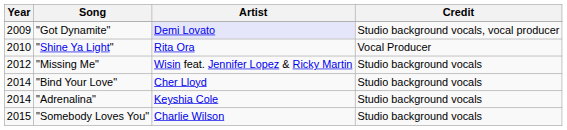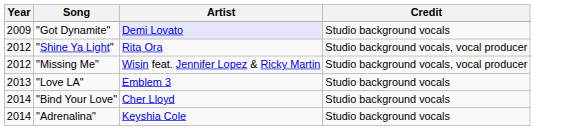(458, 30) Studio background vocals, vocal producer -> (388, 30) Studio background vocals
(19, 47) 2010 -> (19, 47) 2012
(394, 47) Vocal Producer -> (426, 47) Studio background vocals, vocal producer
(420, 64) Studio background vocals -> (426, 64) Studio background vocals, vocal producer
+ row: (60, 82)
- row: (93, 116)
